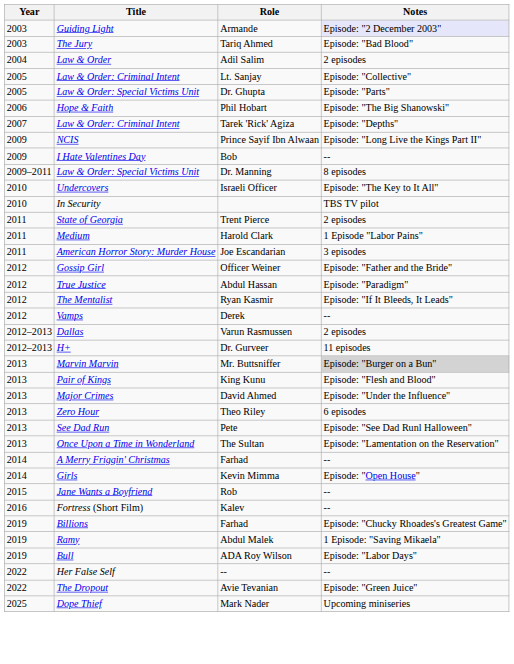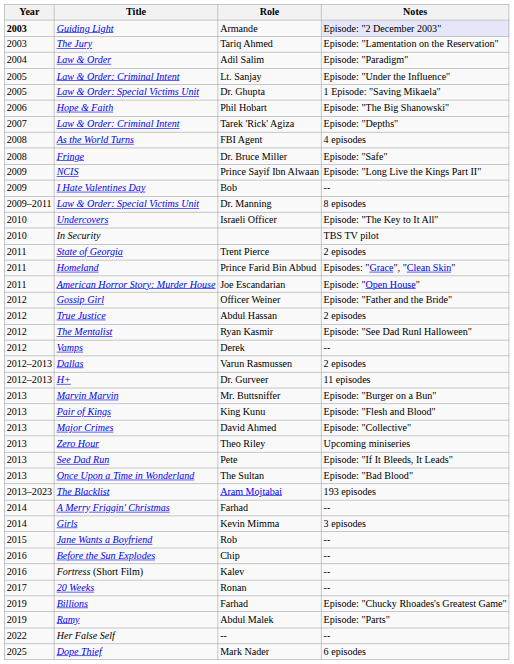(17, 28) normal -> (17, 28) bold
(368, 44) Episode: "Bad Blood" -> (411, 44) Episode: "Lamentation on the Reservation"
(345, 60) 2 episodes -> (366, 60) Episode: "Paradigm"
(367, 76) Episode: "Collective" -> (387, 76) Episode: "Under the Influence"
(357, 92) Episode: "Parts" -> (382, 92) 1 Episode: "Saving Mikaela"
+ row: (95, 140)
+ row: (70, 156)
+ row: (78, 268)
- row: (73, 236)
(345, 252) 3 episodes -> (372, 284) Episode: "Open House"
(366, 284) Episode: "Paradigm" -> (345, 316) 2 episodes
(388, 300) Episode: "If It Bleeds, It Leads" -> (398, 332) Episode: "See Dad Runl Halloween"
(380, 364) lightgrey background -> (380, 396) no background
(387, 396) Episode: "Under the Influence" -> (367, 428) Episode: "Collective"
(345, 412) 6 episodes -> (367, 444) Upcoming miniseries
(398, 428) Episode: "See Dad Runl Halloween" -> (388, 460) Episode: "If It Bleeds, It Leads"
(411, 444) Episode: "Lamentation on the Reservation" -> (368, 476) Episode: "Bad Blood"
+ row: (83, 492)
(372, 476) Episode: "Open House" -> (345, 524) 3 episodes
+ row: (106, 556)
+ row: (75, 587)
(382, 540) 1 Episode: "Saving Mikaela" -> (357, 619) Episode: "Parts"
- row: (65, 556)
- row: (82, 587)
(367, 603) Upcoming miniseries -> (345, 651) 6 episodes
